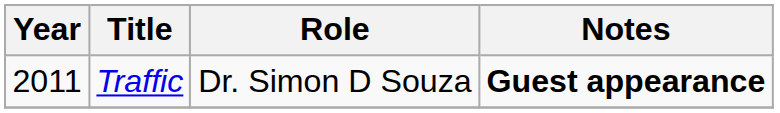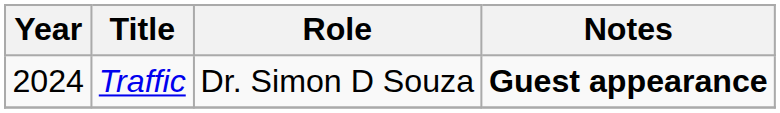(47, 81) 2011 -> (48, 81) 2024
